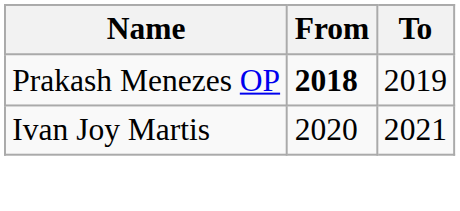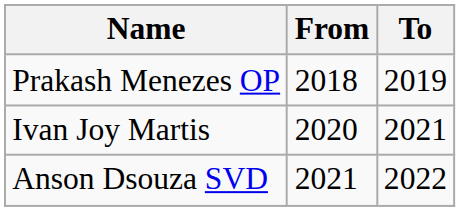(326, 79) bold -> (326, 79) normal
+ row: (140, 179)
